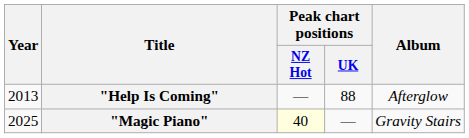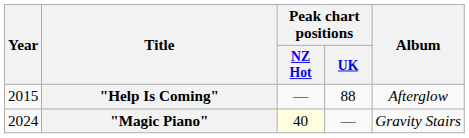(23, 96) 2013 -> (23, 96) 2015
(23, 120) 2025 -> (23, 120) 2024
